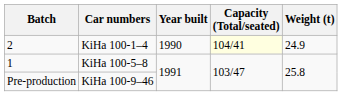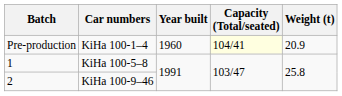(10, 44) 2 -> (42, 44) Pre-production
(170, 44) 1990 -> (170, 44) 1960
(295, 44) 24.9 -> (295, 44) 20.9
(42, 81) Pre-production -> (10, 81) 2
